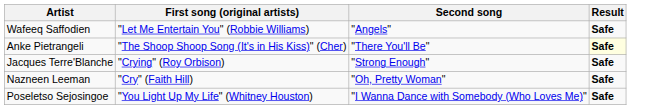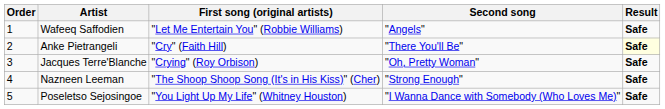+ column: (21, 12)
(232, 46) "The Shoop Shoop Song (It's in His Kiss)" (Cher) -> (189, 46) "Cry" (Faith Hill)
(390, 63) "Strong Enough" -> (432, 63) "Oh, Pretty Woman"
(155, 79) "Cry" (Faith Hill) -> (266, 79) "The Shoop Shoop Song (It's in His Kiss)" (Cher)
(398, 79) "Oh, Pretty Woman" -> (424, 79) "Strong Enough"
